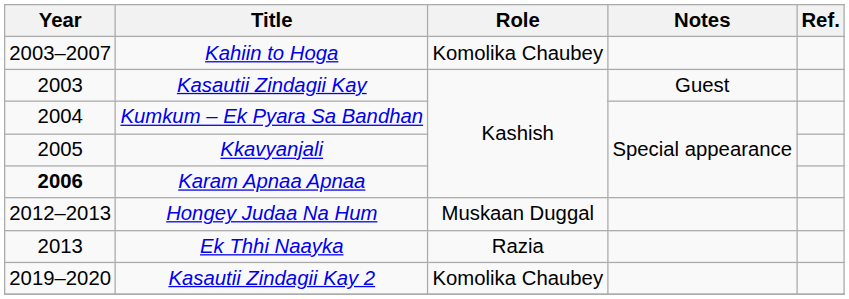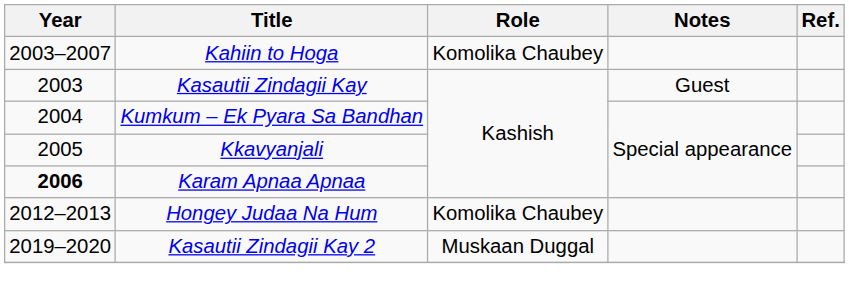(518, 213) Muskaan Duggal -> (518, 213) Komolika Chaubey
- row: (272, 246)
(518, 278) Komolika Chaubey -> (518, 246) Muskaan Duggal
